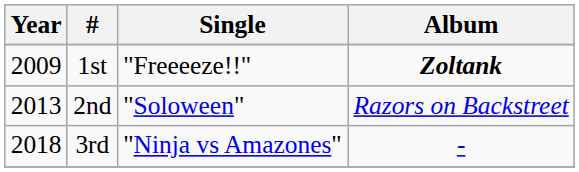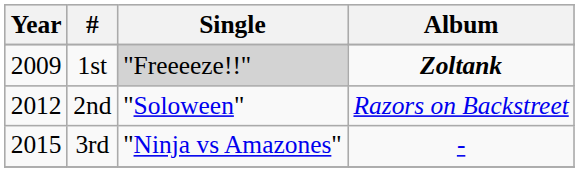(187, 65) no background -> (187, 65) lightgrey background
(36, 105) 2013 -> (36, 105) 2012
(36, 145) 2018 -> (36, 145) 2015
